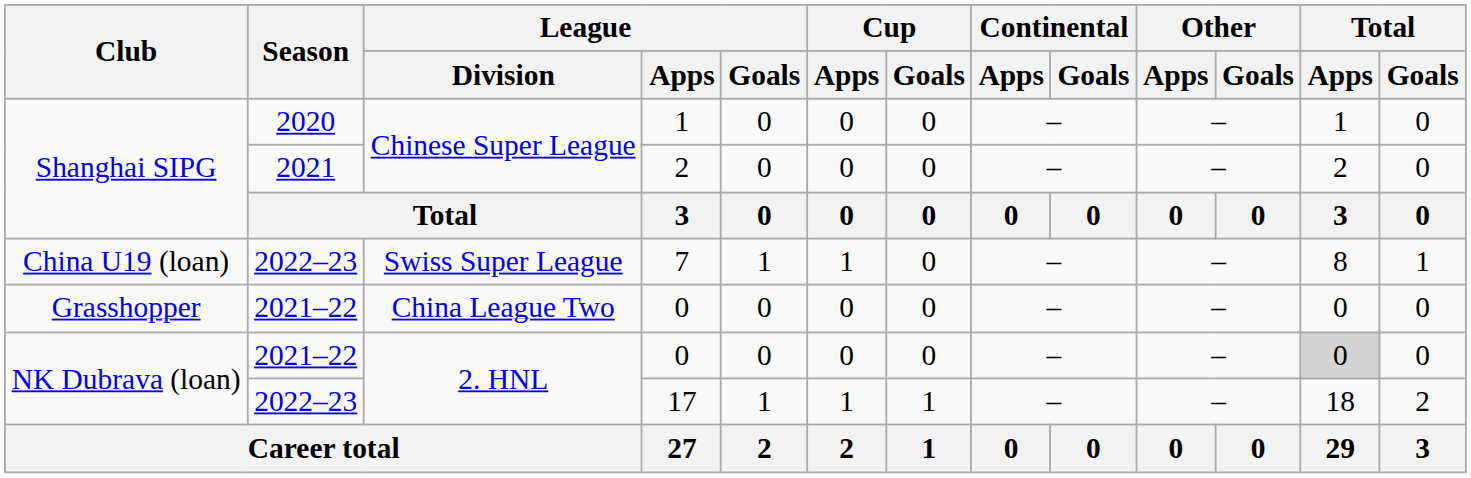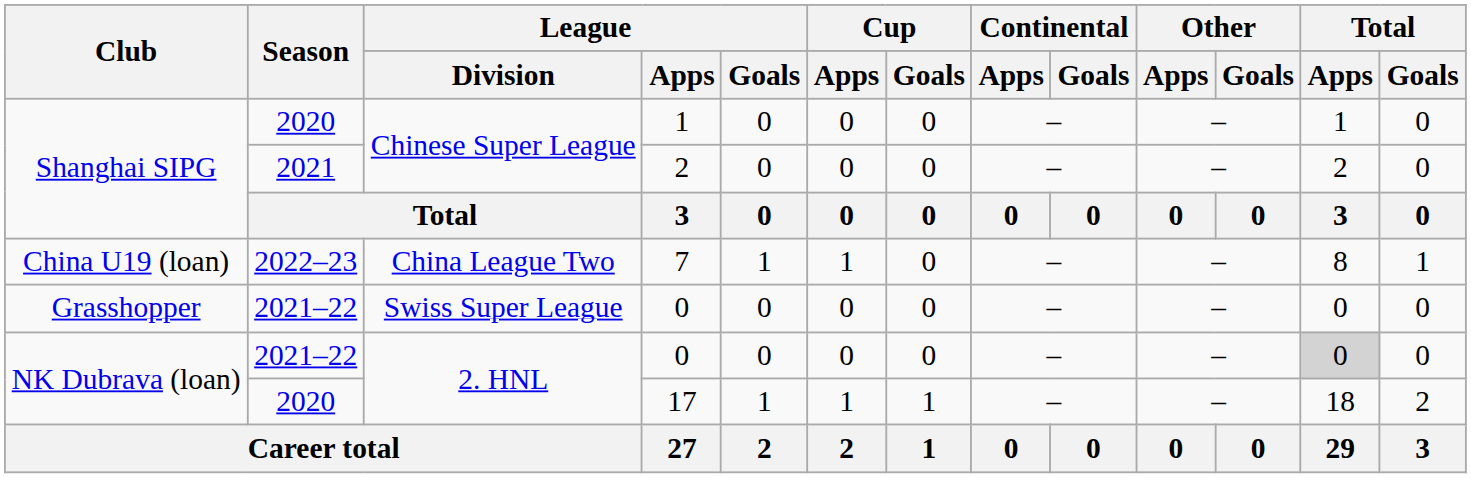(503, 261) Swiss Super League -> (503, 261) China League Two
(503, 307) China League Two -> (503, 307) Swiss Super League
(306, 401) 2022–23 -> (306, 401) 2020
